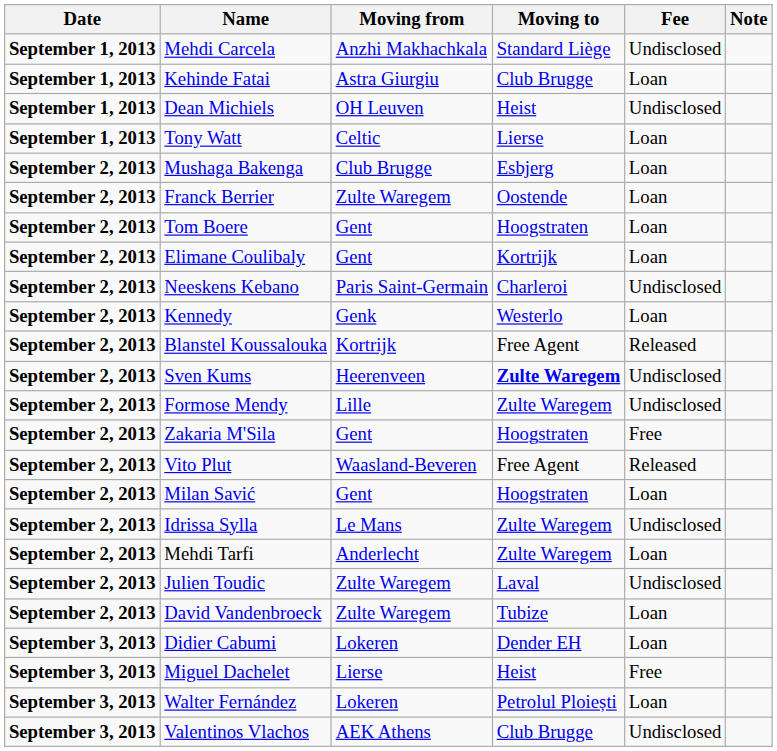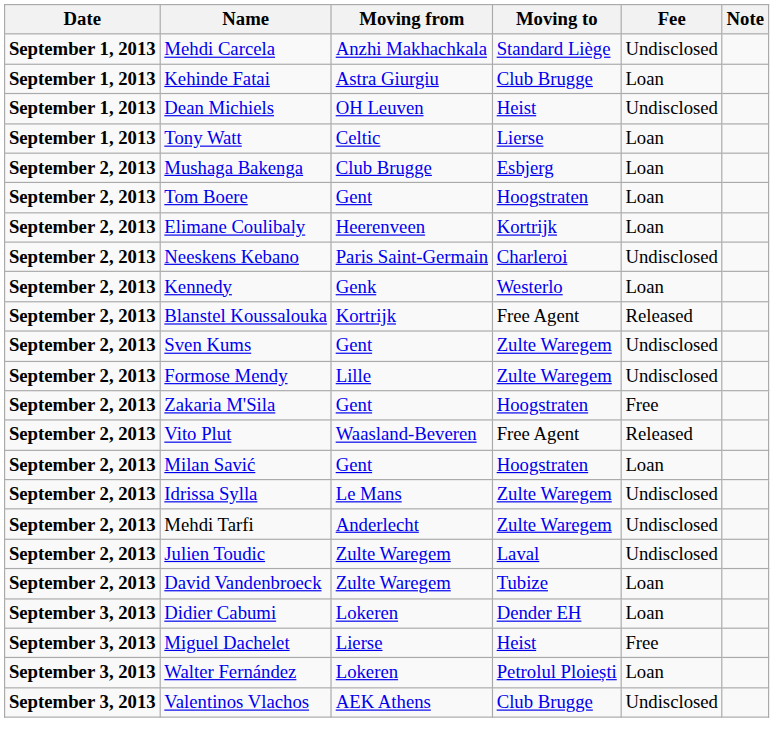- row: (219, 197)
(354, 256) Gent -> (380, 227) Heerenveen
(380, 375) Heerenveen -> (354, 345) Gent
(558, 375) bold -> (554, 345) normal
(648, 553) Loan -> (672, 524) Undisclosed
